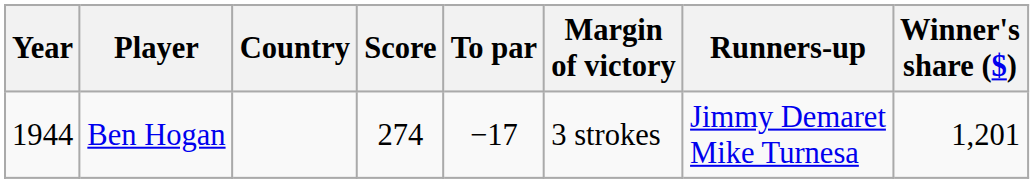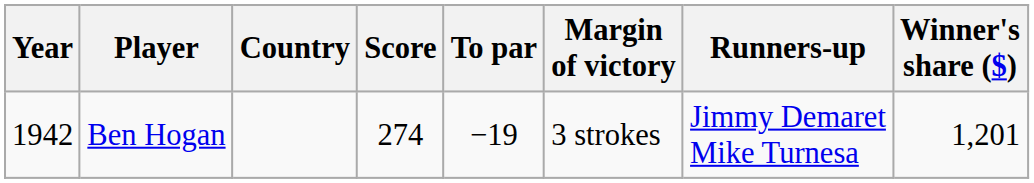(43, 134) 1944 -> (43, 134) 1942
(494, 134) −17 -> (494, 134) −19
